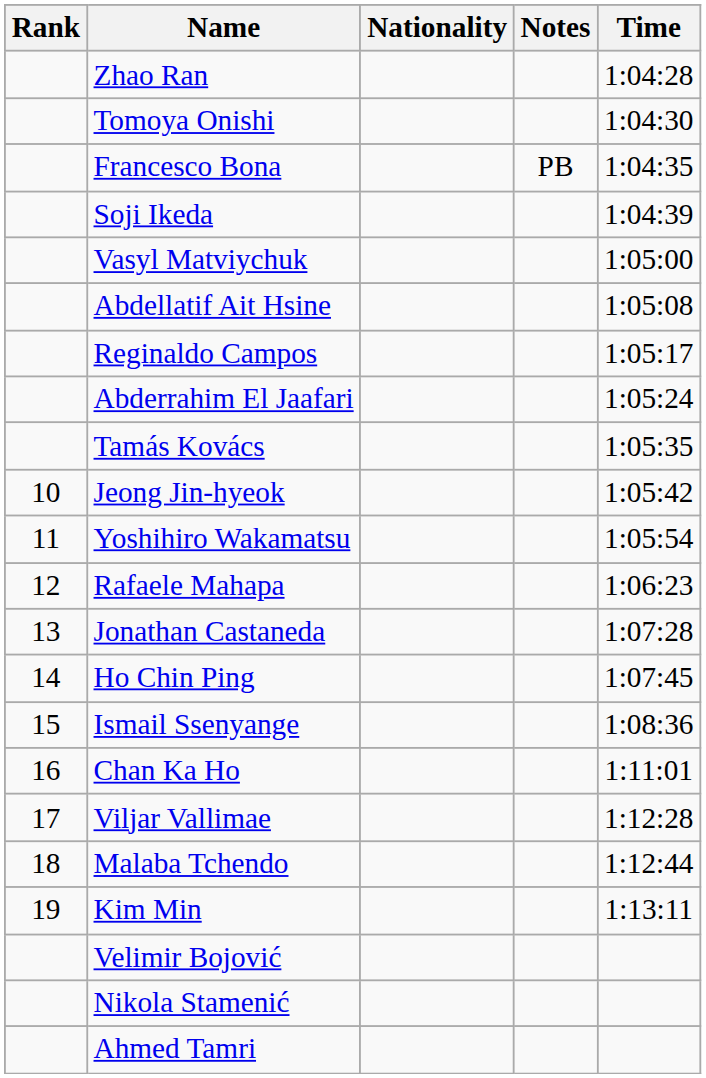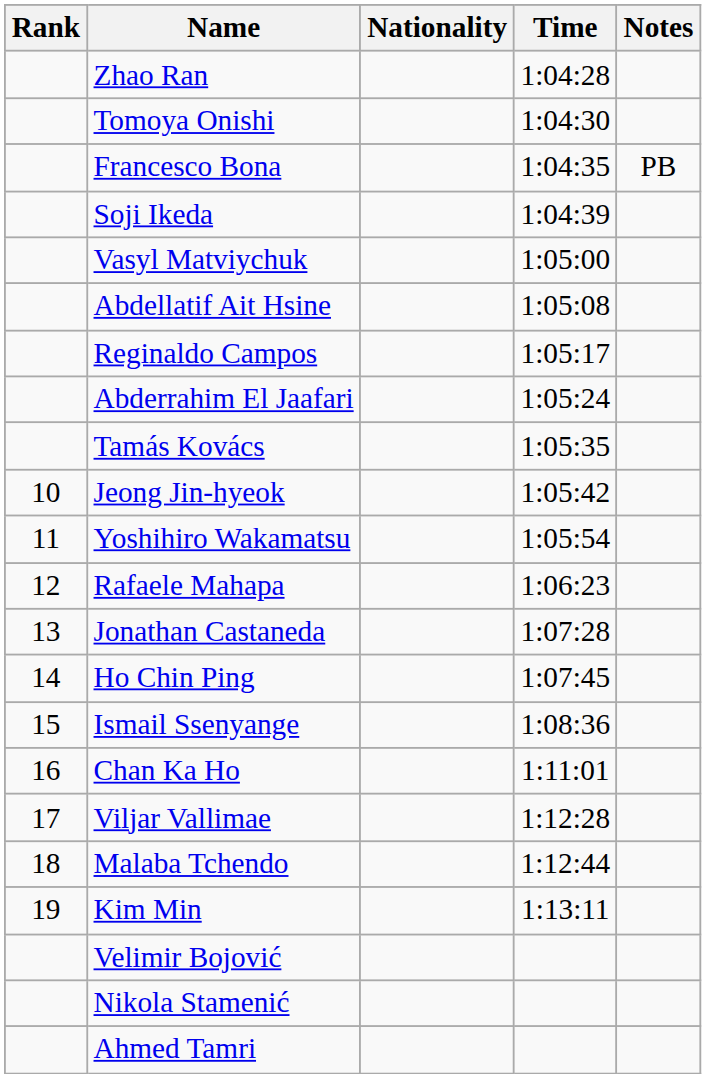columns swapped: (649, 27) <-> (556, 27)
